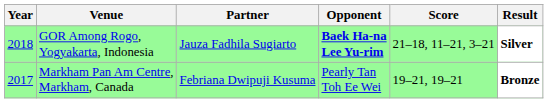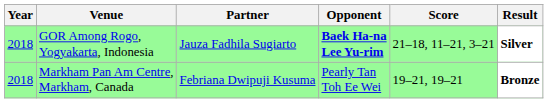(20, 80) 2017 -> (20, 80) 2018
